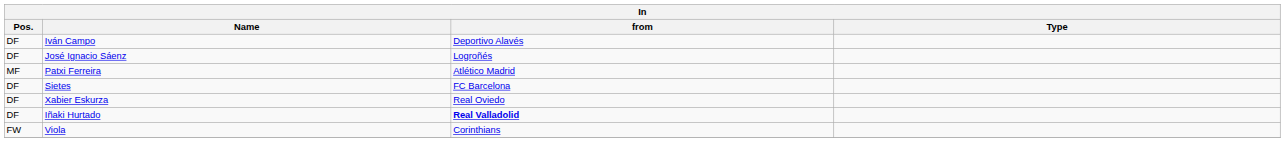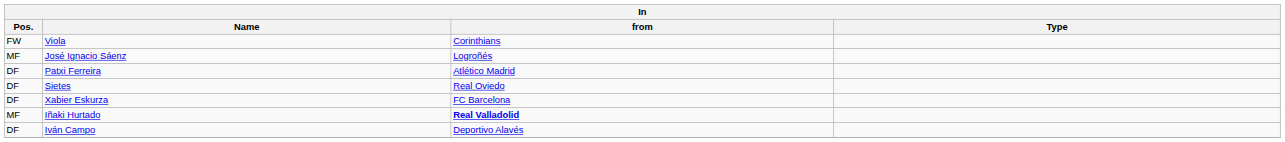rows swapped: (55, 130) <-> (70, 42)
(13, 56) DF -> (13, 56) MF
(13, 71) MF -> (13, 71) DF
(482, 86) FC Barcelona -> (479, 86) Real Oviedo
(479, 101) Real Oviedo -> (482, 101) FC Barcelona
(13, 116) DF -> (13, 116) MF
